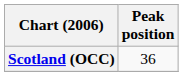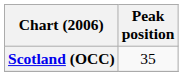(148, 58) 36 -> (148, 58) 35
